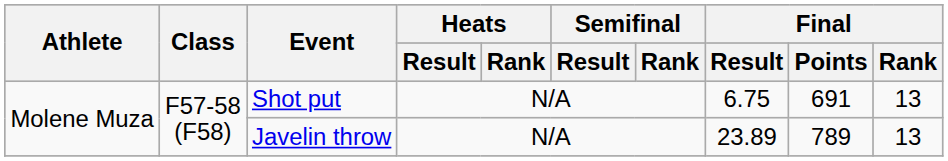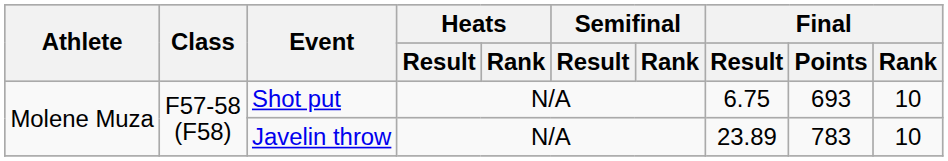(831, 100) 691 -> (831, 100) 693
(908, 100) 13 -> (908, 100) 10
(831, 137) 789 -> (831, 137) 783
(908, 137) 13 -> (908, 137) 10
